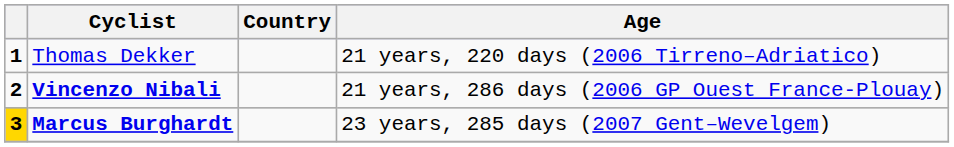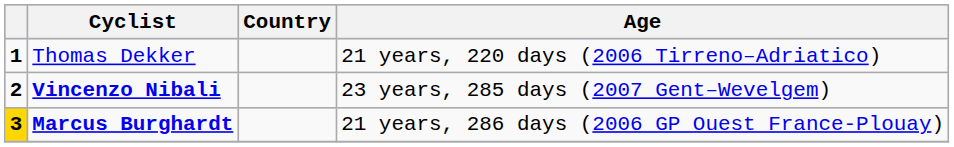(643, 90) 21 years, 286 days (2006 GP Ouest France-Plouay) -> (586, 90) 23 years, 285 days (2007 Gent–Wevelgem)
(586, 124) 23 years, 285 days (2007 Gent–Wevelgem) -> (643, 124) 21 years, 286 days (2006 GP Ouest France-Plouay)
